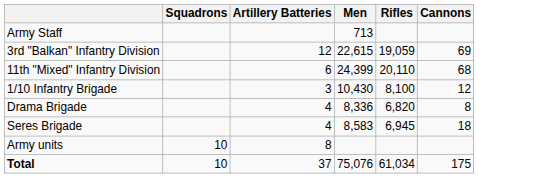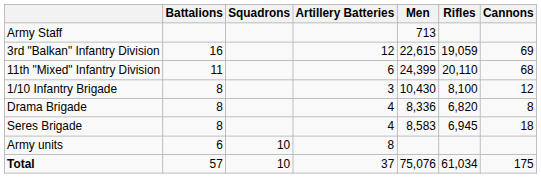+ column: (194, 13)
